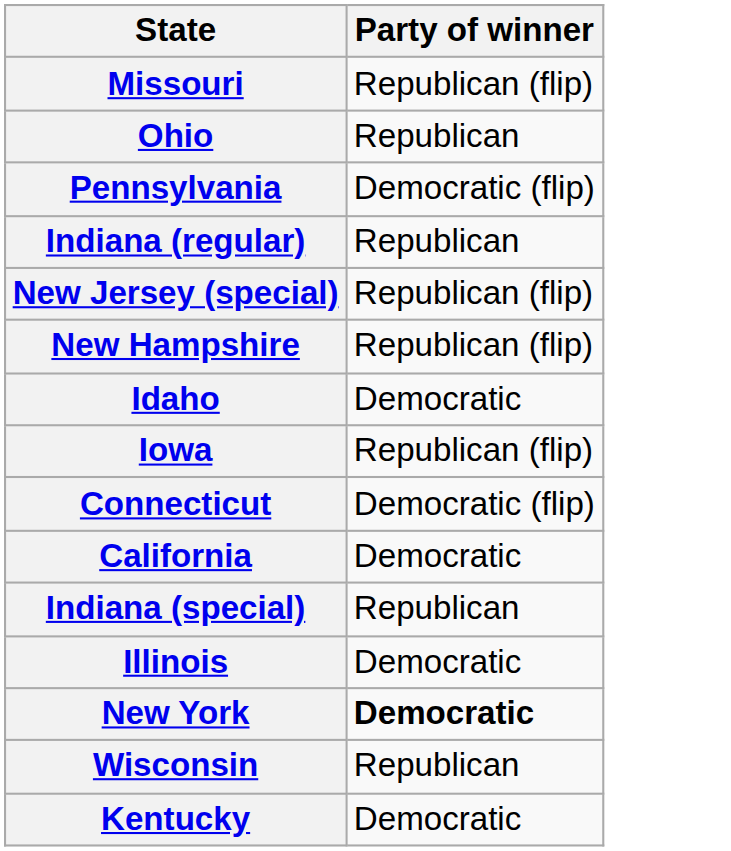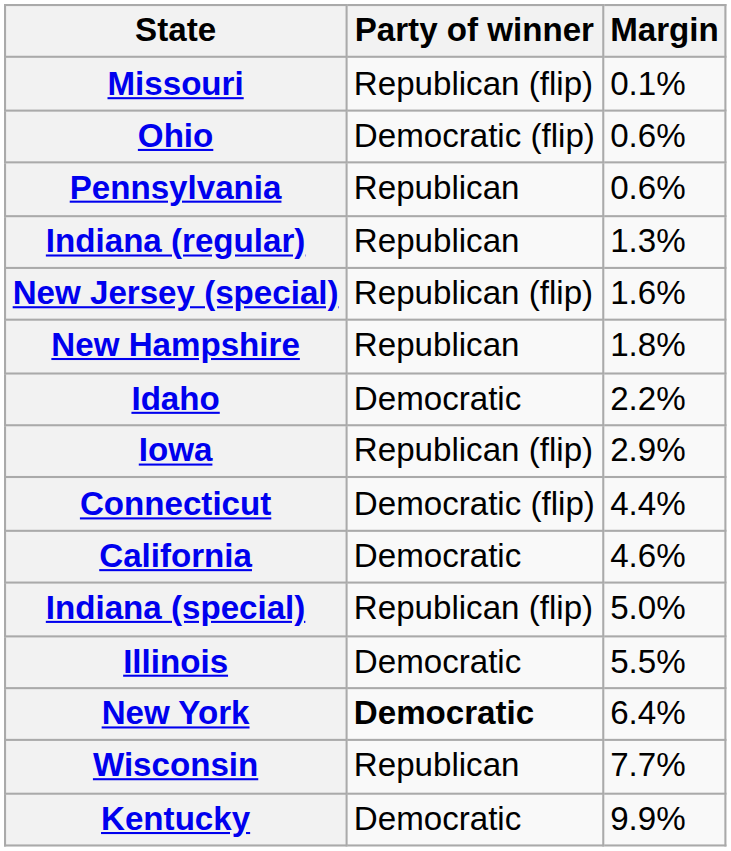+ column: (664, 30)
(437, 135) Republican -> (474, 135) Democratic (flip)
(474, 188) Democratic (flip) -> (437, 188) Republican
(473, 345) Republican (flip) -> (437, 345) Republican
(437, 608) Republican -> (473, 608) Republican (flip)
